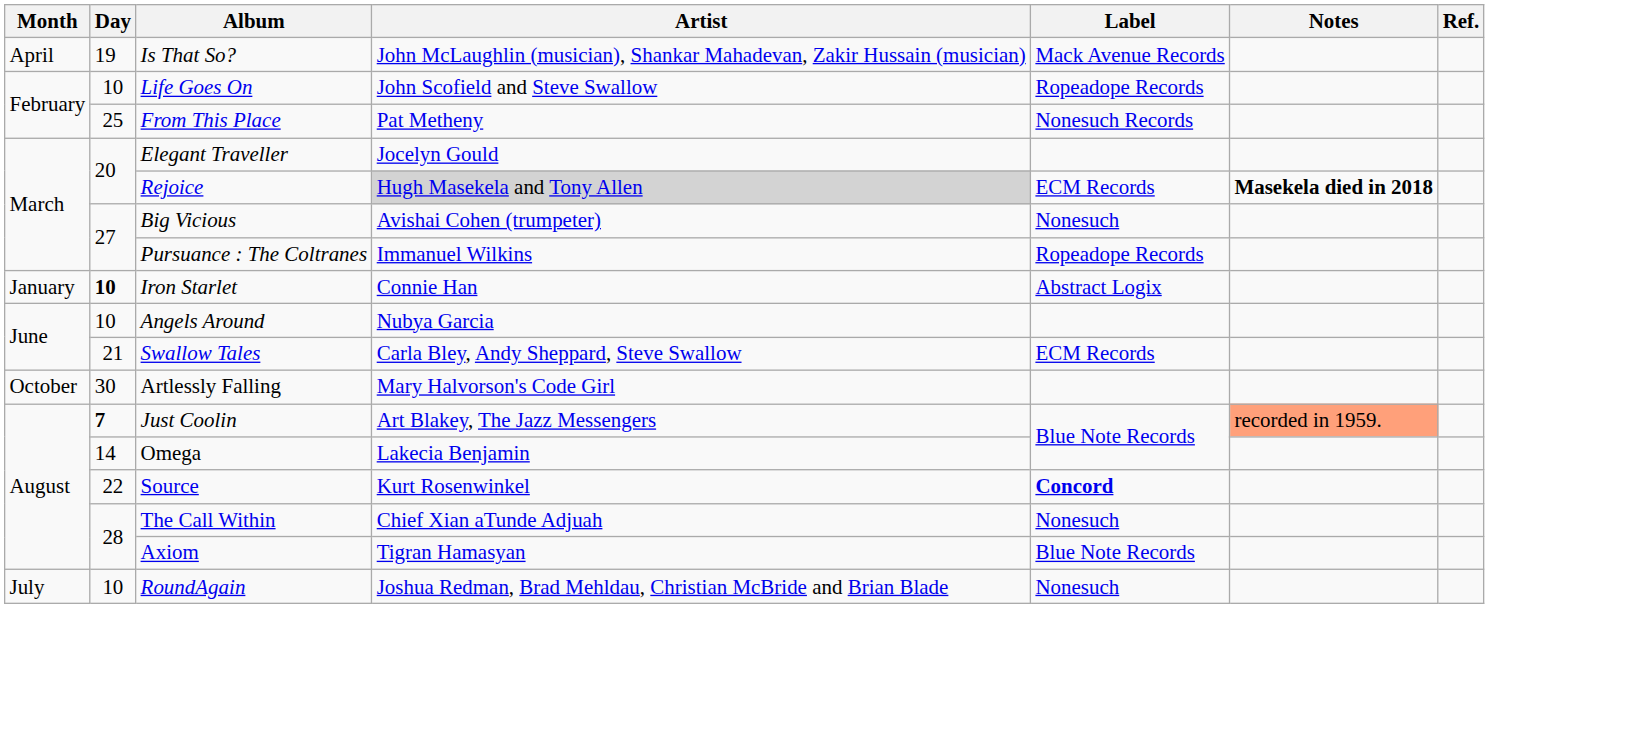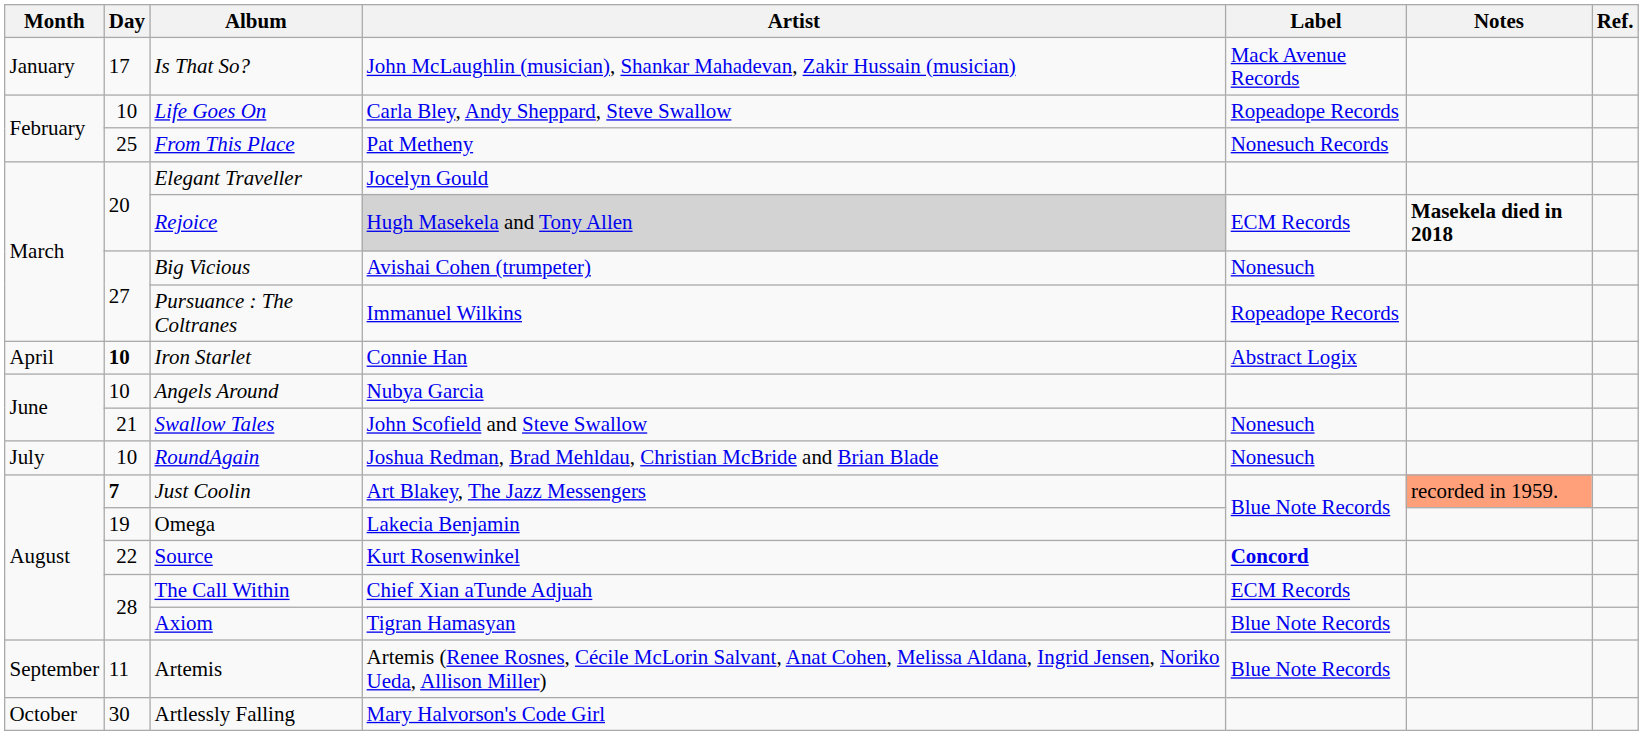(32, 54) April -> (42, 66) January
(105, 54) 19 -> (119, 66) 17
(517, 87) John Scofield and Steve Swallow -> (549, 111) Carla Bley, Andy Sheppard, Steve Swallow
(42, 287) January -> (32, 357) April
(559, 353) Carla Bley, Andy Sheppard, Steve Swallow -> (507, 424) John Scofield and Steve Swallow
(1095, 353) ECM Records -> (1273, 424) Nonesuch
rows swapped: (193, 586) <-> (211, 386)
(105, 453) 14 -> (119, 523) 19
(1077, 519) Nonesuch -> (1290, 590) ECM Records
+ row: (188, 668)
